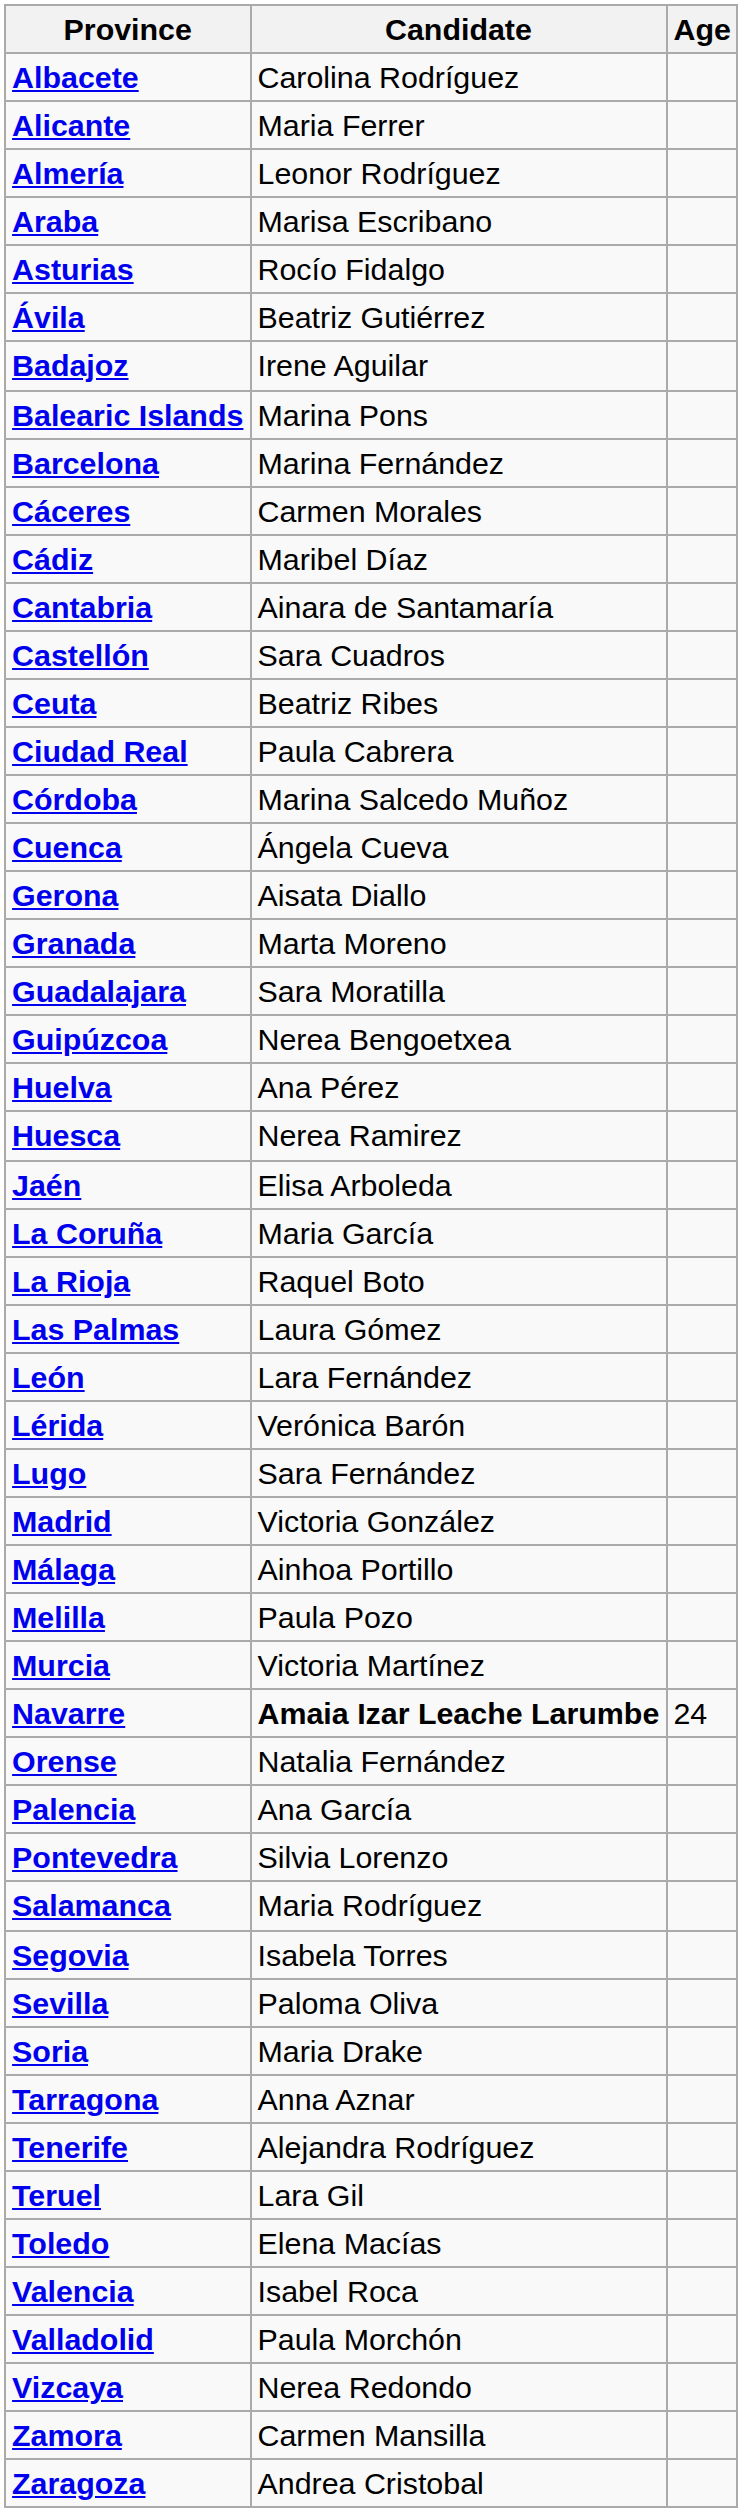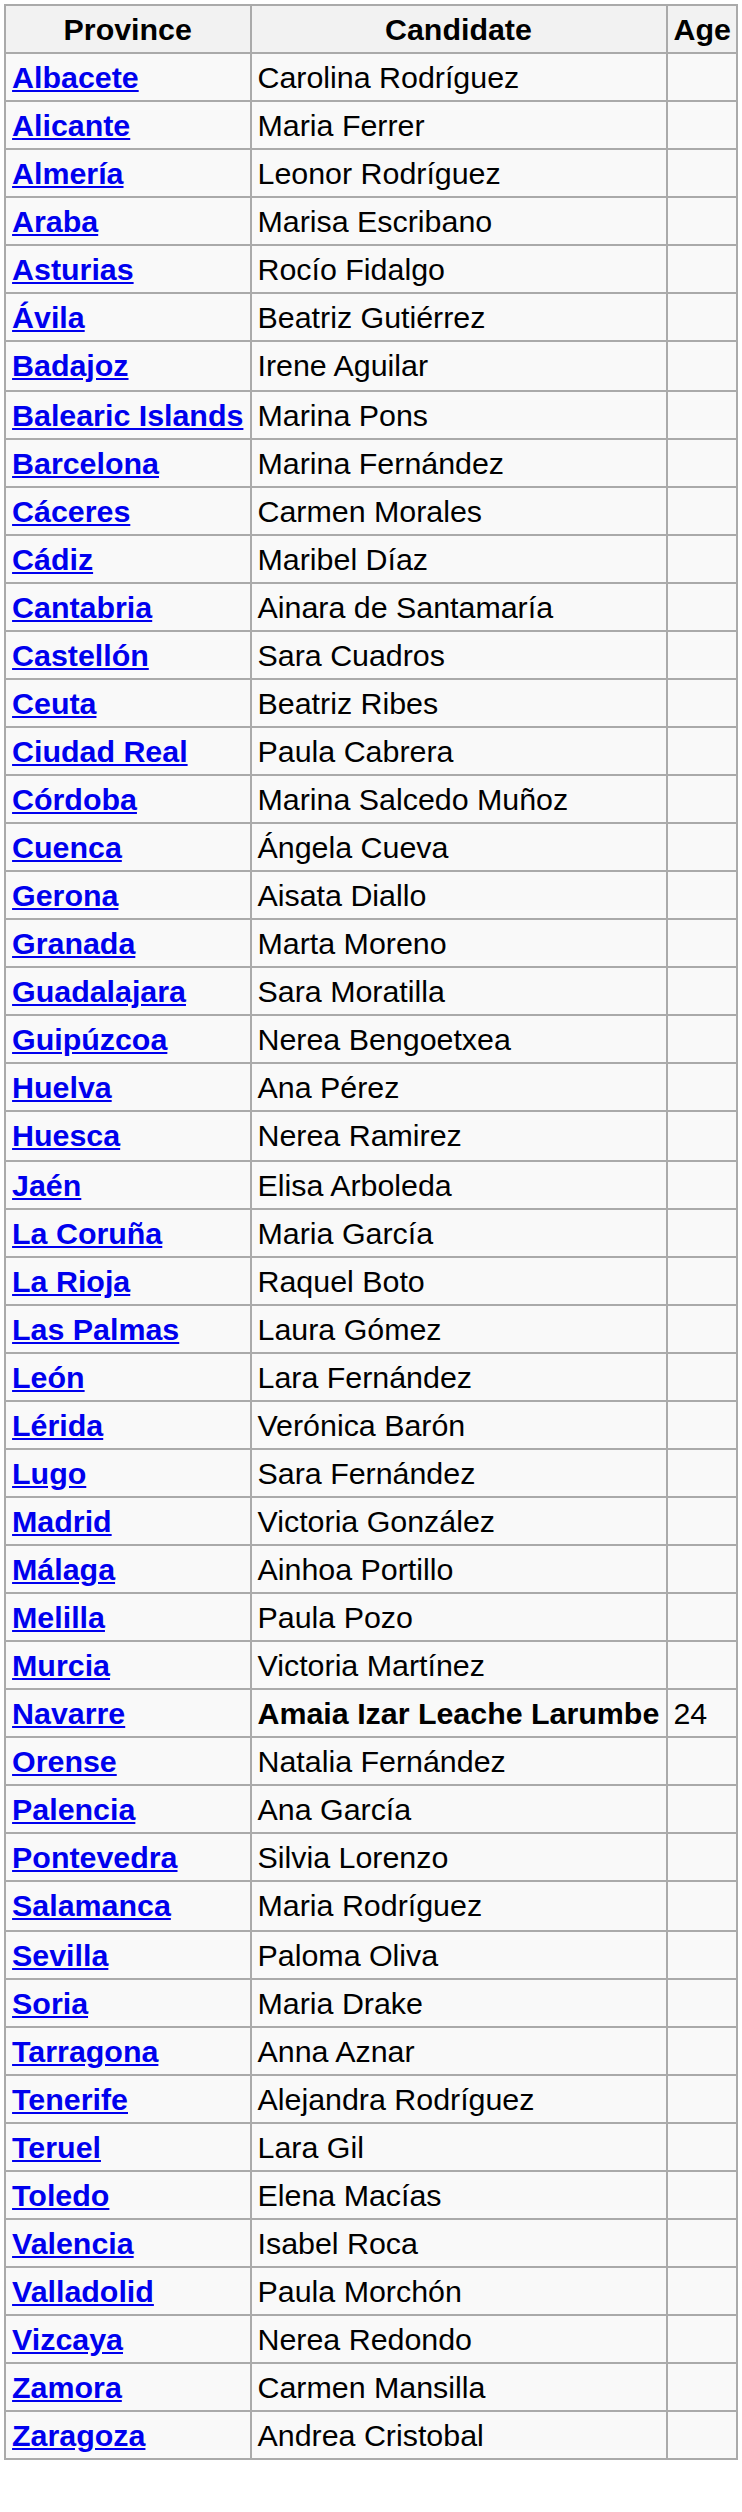- row: (70, 1954)
